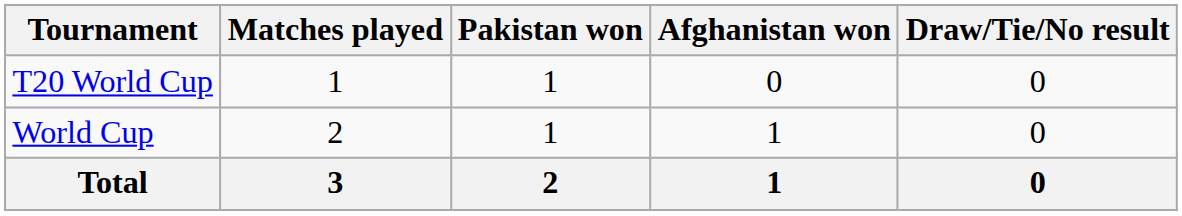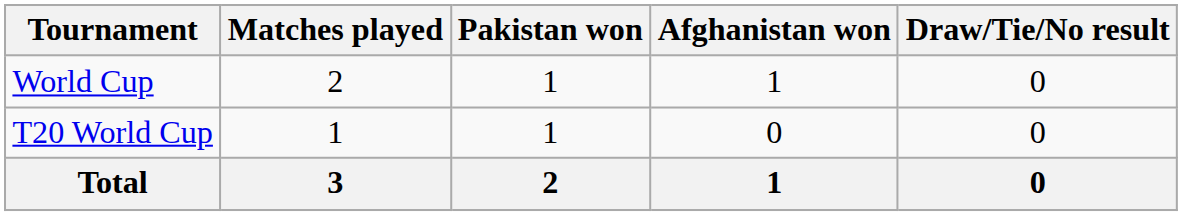rows swapped: (83, 132) <-> (113, 81)
